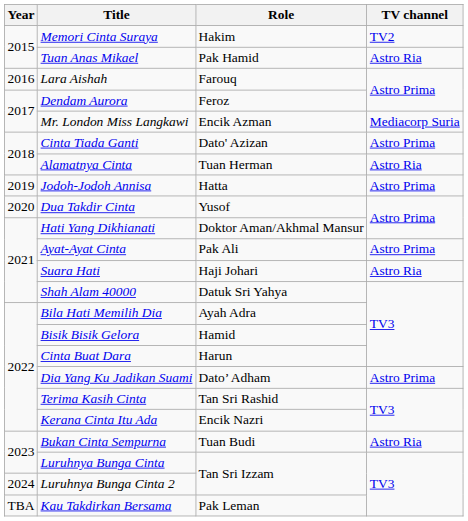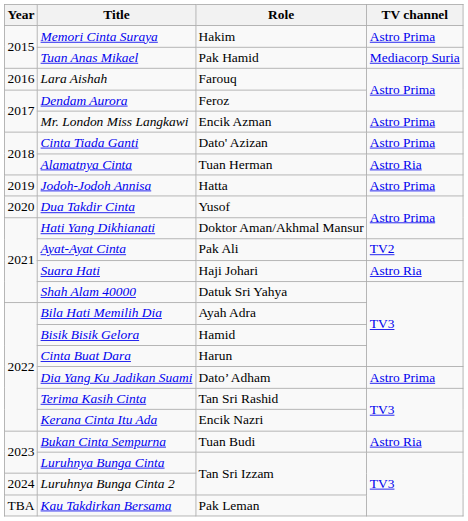(382, 36) TV2 -> (402, 36) Astro Prima
(396, 57) Astro Ria -> (415, 57) Mediacorp Suria
(415, 121) Mediacorp Suria -> (402, 121) Astro Prima
(402, 249) Astro Prima -> (382, 249) TV2
